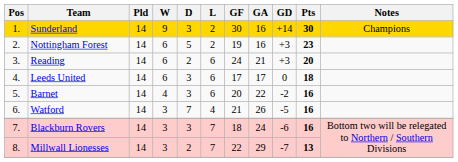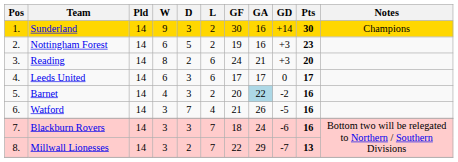(165, 61) 6 -> (165, 61) 8
(308, 77) 18 -> (308, 77) 17
(213, 93) 6 -> (213, 93) 2
(261, 93) no background -> (261, 93) lightblue background
